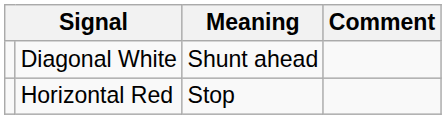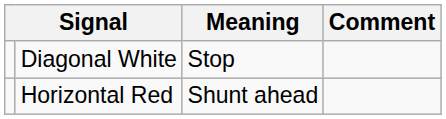(253, 59) Shunt ahead -> (211, 59) Stop
(211, 95) Stop -> (253, 95) Shunt ahead
